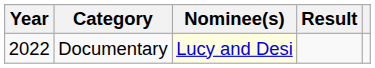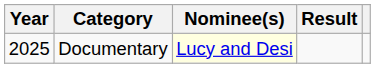(29, 48) 2022 -> (29, 48) 2025
